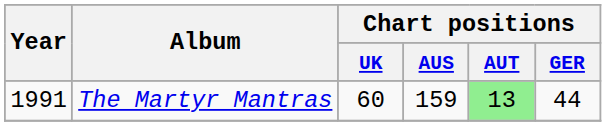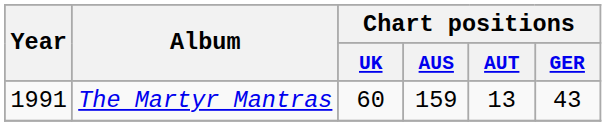(502, 101) lightgreen background -> (502, 101) no background
(567, 101) 44 -> (567, 101) 43
